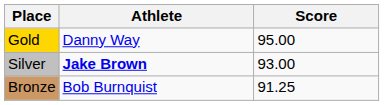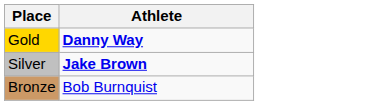- column: (316, 16)
(101, 40) normal -> (103, 40) bold
